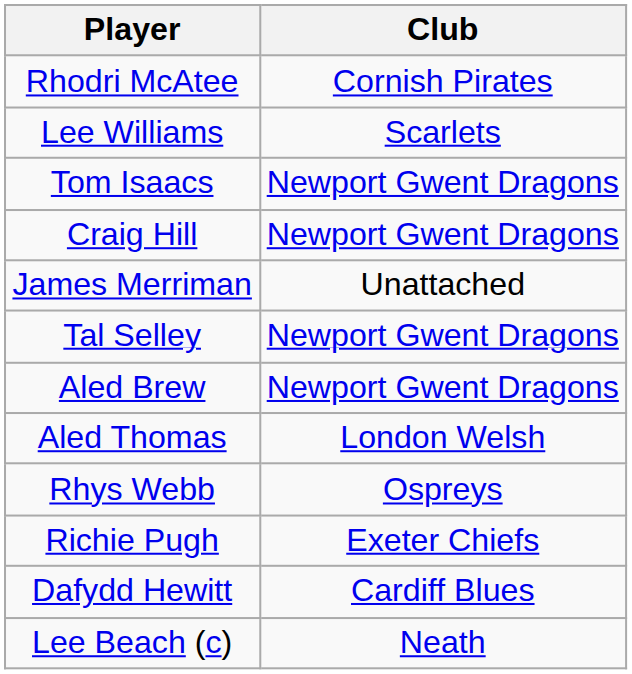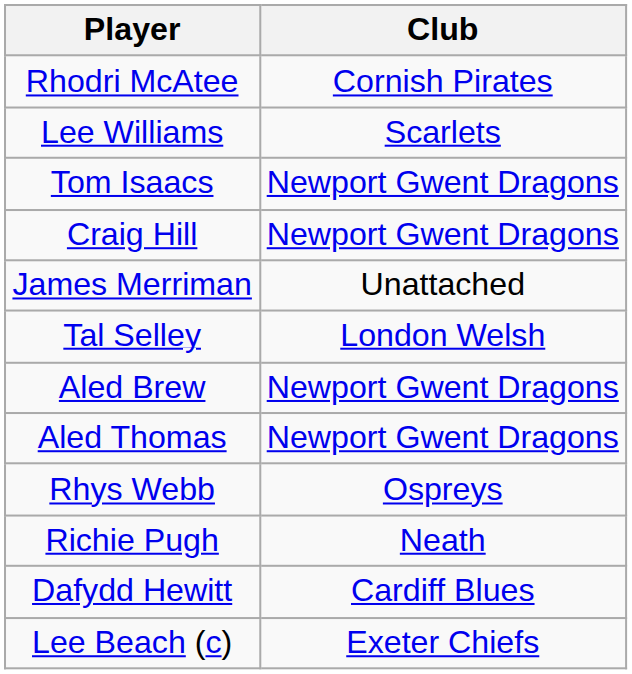(443, 336) Newport Gwent Dragons -> (443, 336) London Welsh
(443, 438) London Welsh -> (443, 438) Newport Gwent Dragons
(443, 540) Exeter Chiefs -> (443, 540) Neath
(443, 642) Neath -> (443, 642) Exeter Chiefs
